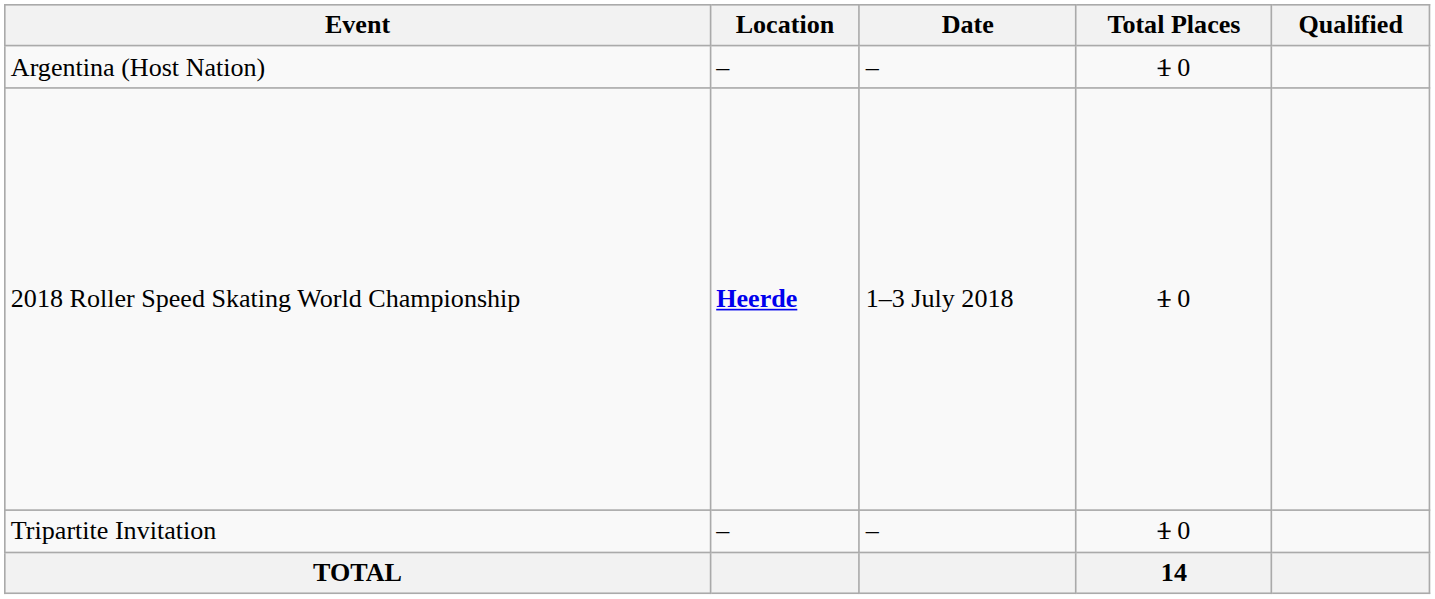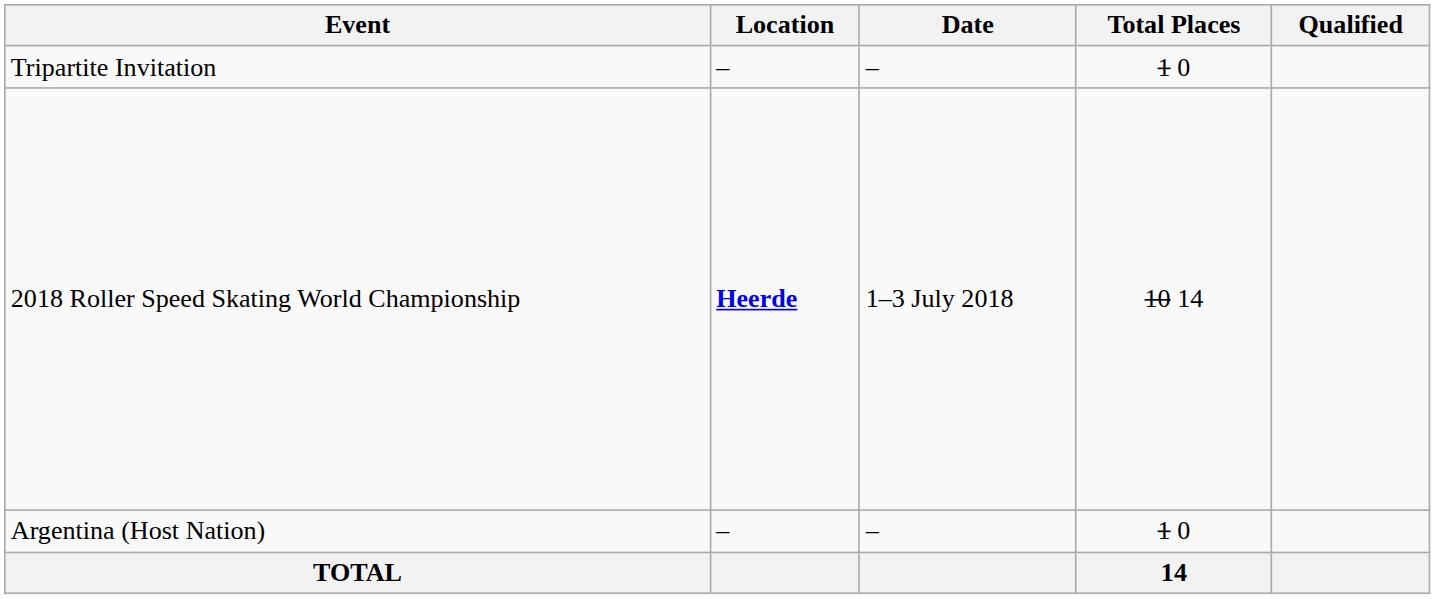rows swapped: (138, 66) <-> (114, 530)
(1174, 298) 1 0 -> (1174, 298) 10 14
